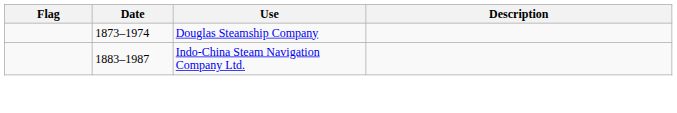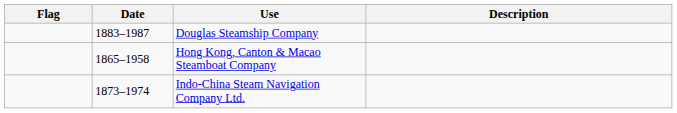(122, 33) 1873–1974 -> (122, 33) 1883–1987
+ row: (248, 58)
(122, 58) 1883–1987 -> (122, 91) 1873–1974
